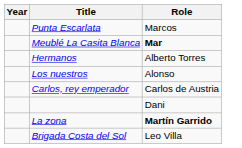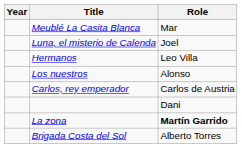- row: (66, 27)
(153, 43) bold -> (169, 27) normal
+ row: (94, 43)
(175, 58) Alberto Torres -> (179, 58) Leo Villa
(163, 136) Leo Villa -> (191, 136) Alberto Torres
